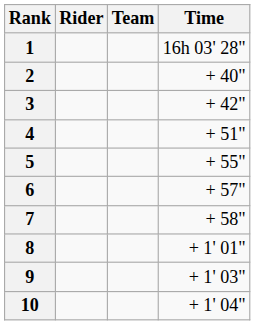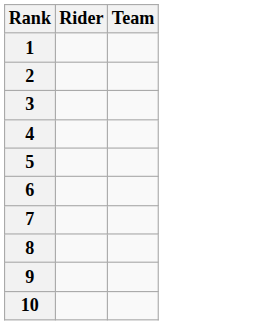- column: (204, 18)
